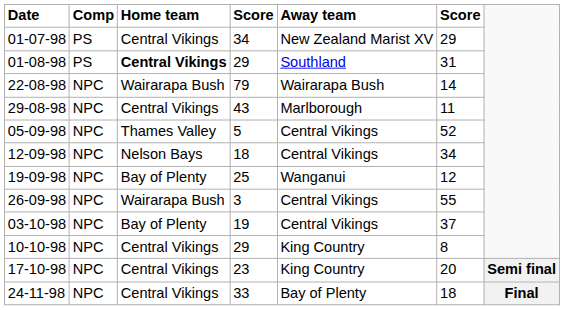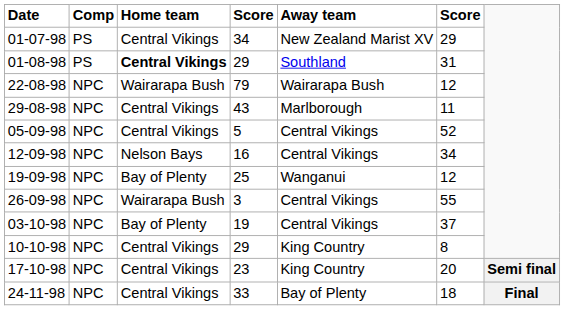(448, 85) 14 -> (448, 85) 12
(168, 131) Thames Valley -> (170, 131) Central Vikings
(241, 154) 18 -> (241, 154) 16
